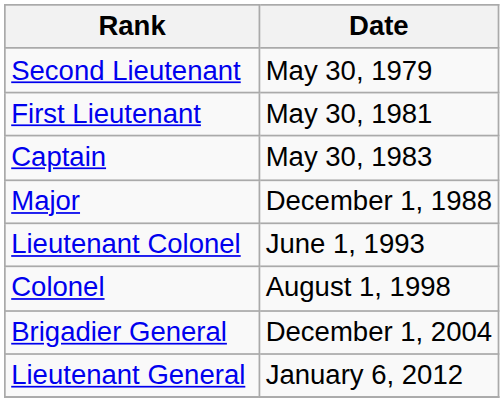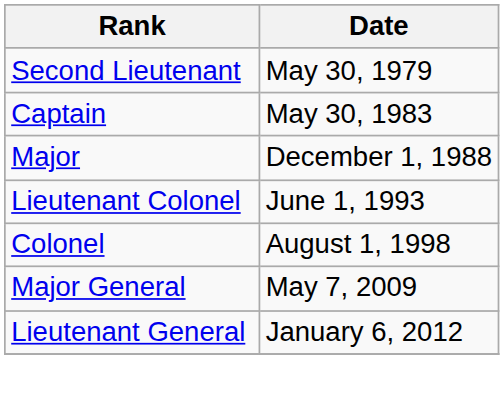- row: (106, 113)
- row: (119, 331)
+ row: (98, 288)
